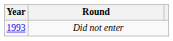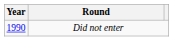(16, 28) 1993 -> (16, 28) 1990
